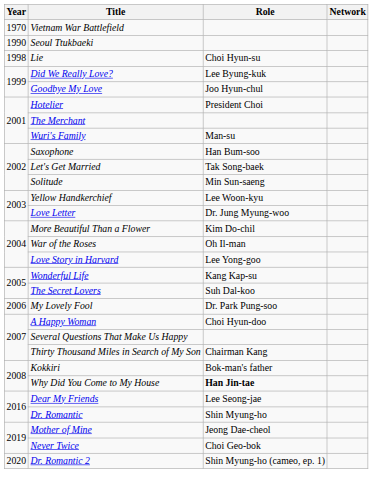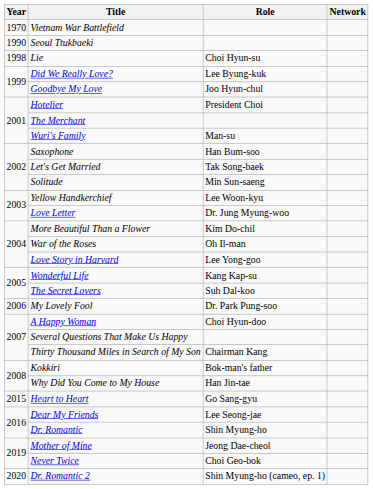(230, 383) bold -> (228, 383) normal
+ row: (60, 399)
